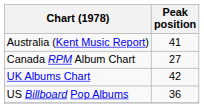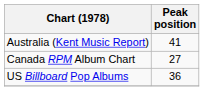- row: (49, 77)
